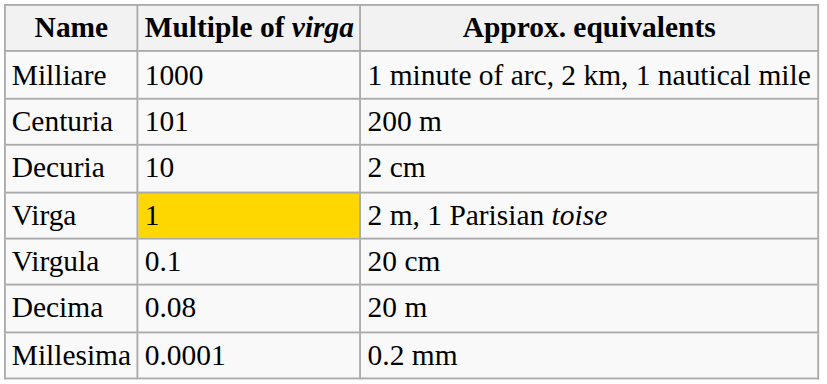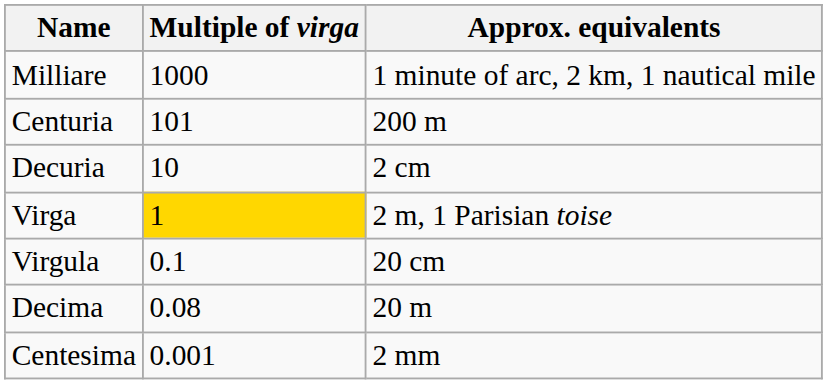+ row: (74, 354)
- row: (71, 354)
